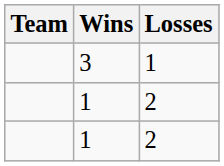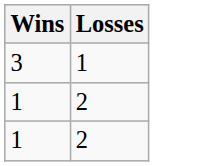- column: (39, 23)
